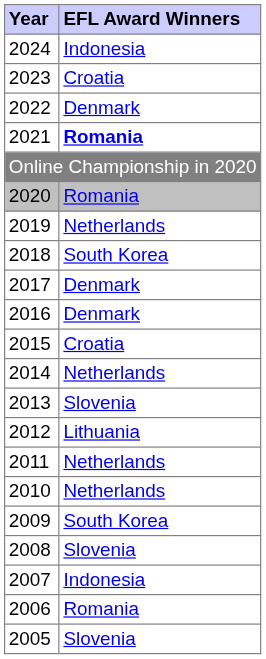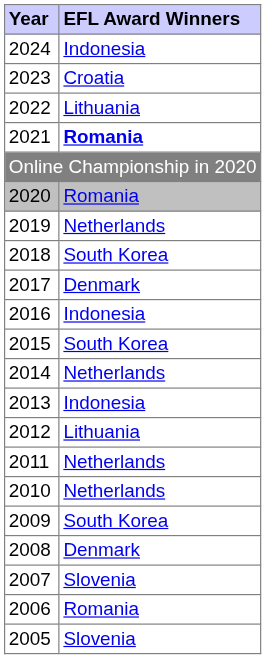(102, 107) Denmark -> (102, 107) Lithuania
(102, 314) Denmark -> (104, 314) Indonesia
(94, 343) Croatia -> (116, 343) South Korea
(100, 402) Slovenia -> (104, 402) Indonesia
(100, 550) Slovenia -> (102, 550) Denmark
(104, 579) Indonesia -> (100, 579) Slovenia
